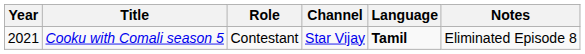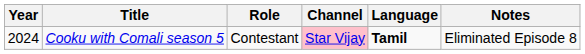(23, 37) 2021 -> (23, 37) 2024
(335, 37) no background -> (335, 37) pink background
